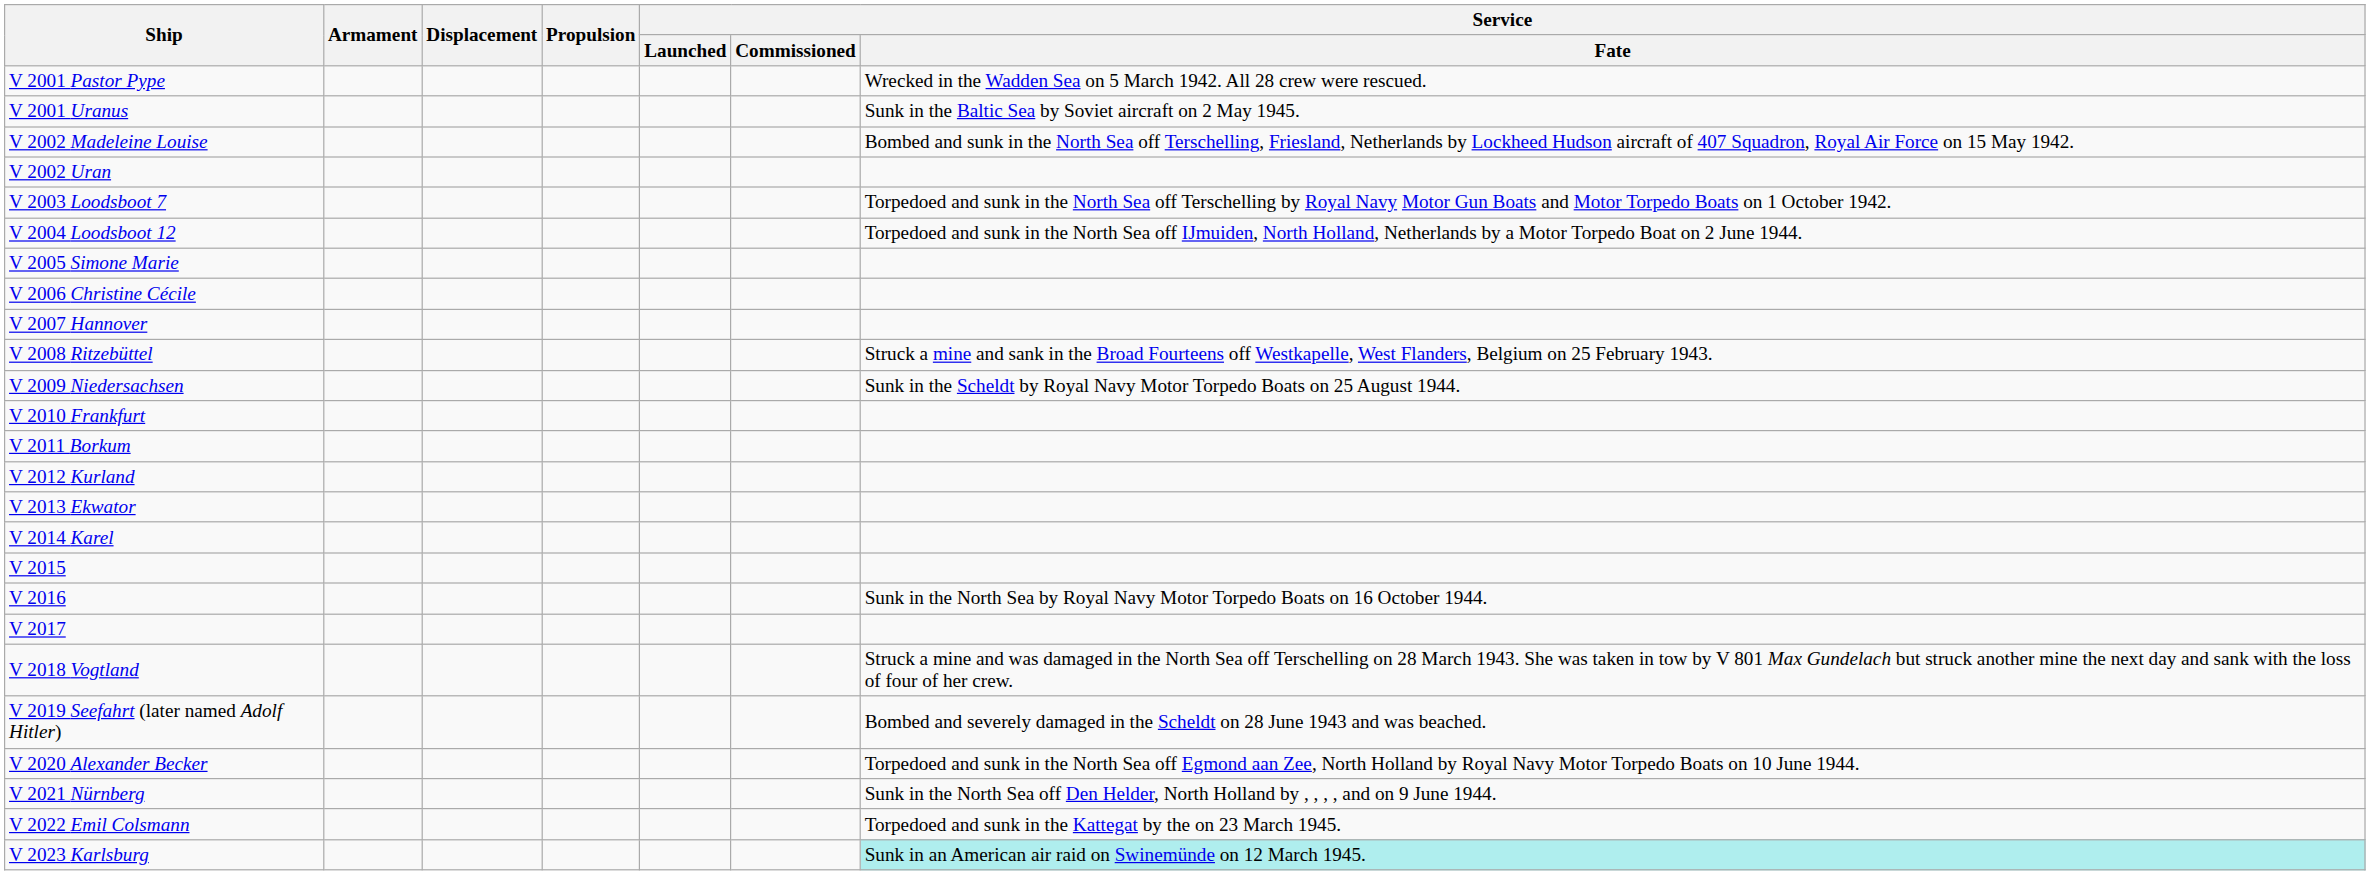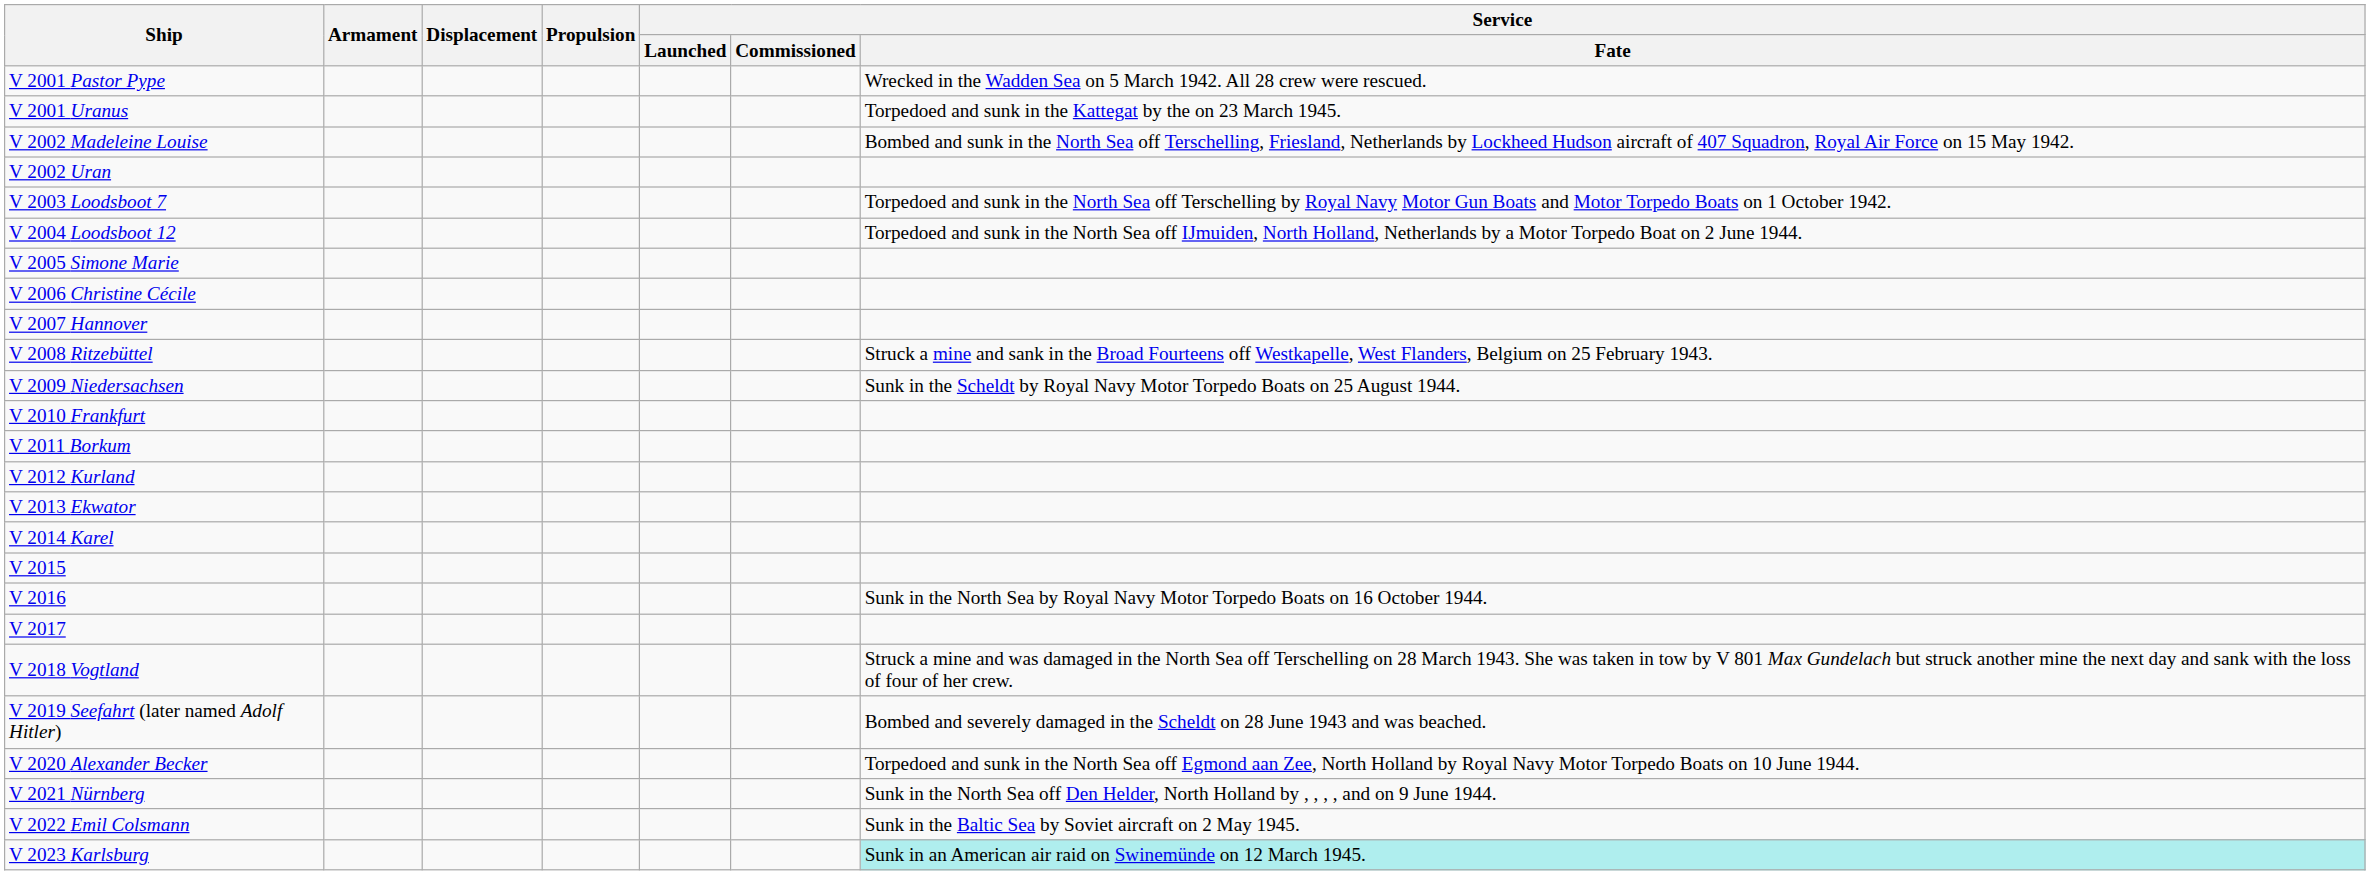(1082, 111) Sunk in the Baltic Sea by Soviet aircraft on 2 May 1945. -> (1103, 111) Torpedoed and sunk in the Kattegat by the on 23 March 1945.
(1103, 824) Torpedoed and sunk in the Kattegat by the on 23 March 1945. -> (1082, 824) Sunk in the Baltic Sea by Soviet aircraft on 2 May 1945.
